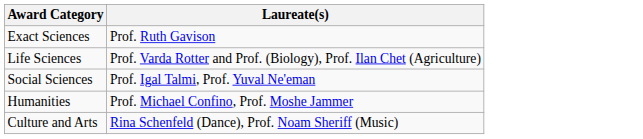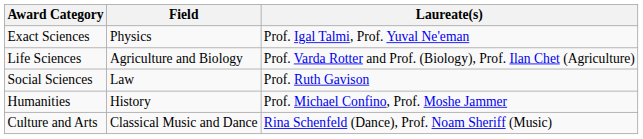+ column: (184, 15)
(163, 36) Prof. Ruth Gavison -> (367, 36) Prof. Igal Talmi, Prof. Yuval Ne'eman
(213, 79) Prof. Igal Talmi, Prof. Yuval Ne'eman -> (317, 79) Prof. Ruth Gavison
